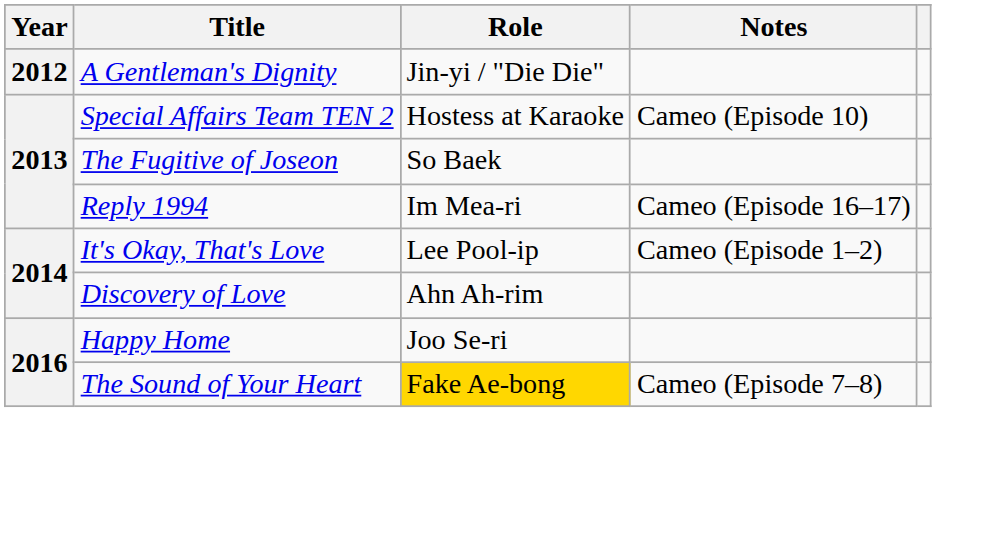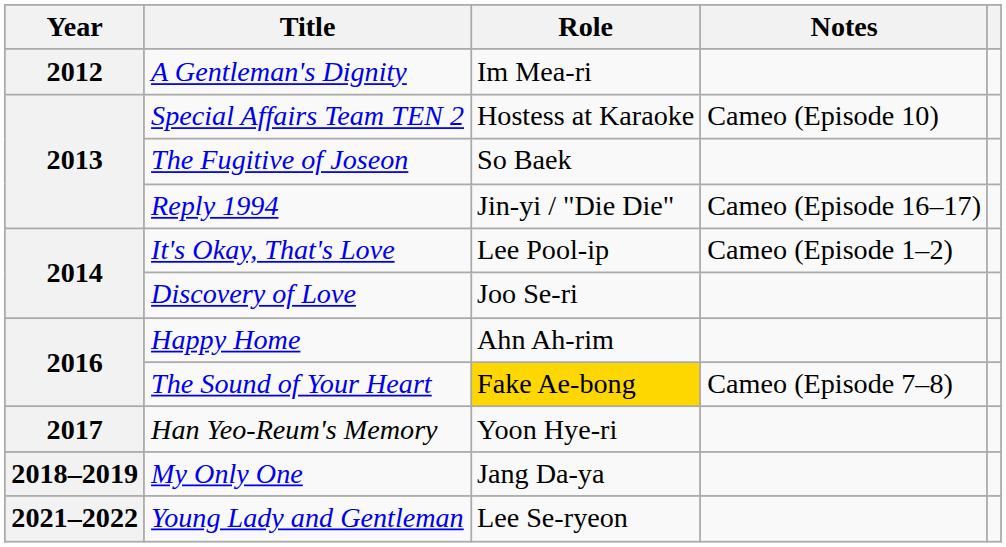(505, 71) Jin-yi / "Die Die" -> (534, 71) Im Mea-ri
(464, 205) Im Mea-ri -> (576, 205) Jin-yi / "Die Die"
(475, 294) Ahn Ah-rim -> (527, 294) Joo Se-ri
(457, 339) Joo Se-ri -> (545, 339) Ahn Ah-rim
+ row: (294, 428)
+ row: (227, 473)
+ row: (307, 518)
